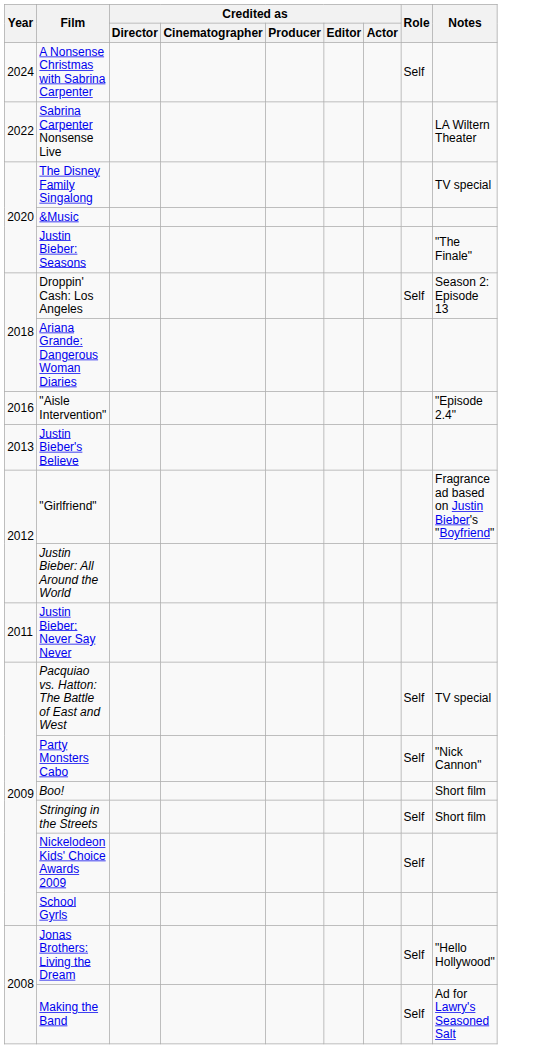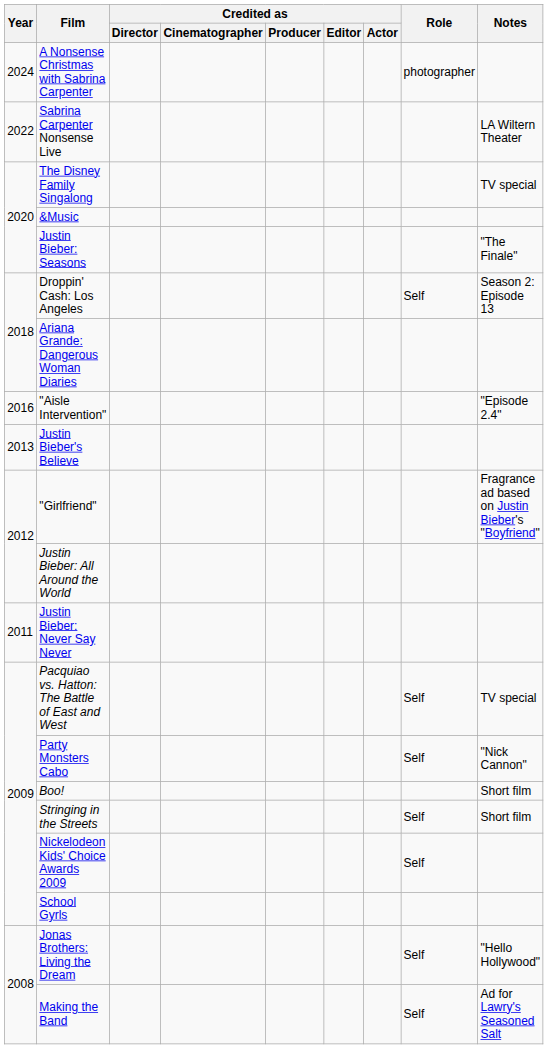(414, 72) Self -> (439, 72) photographer
